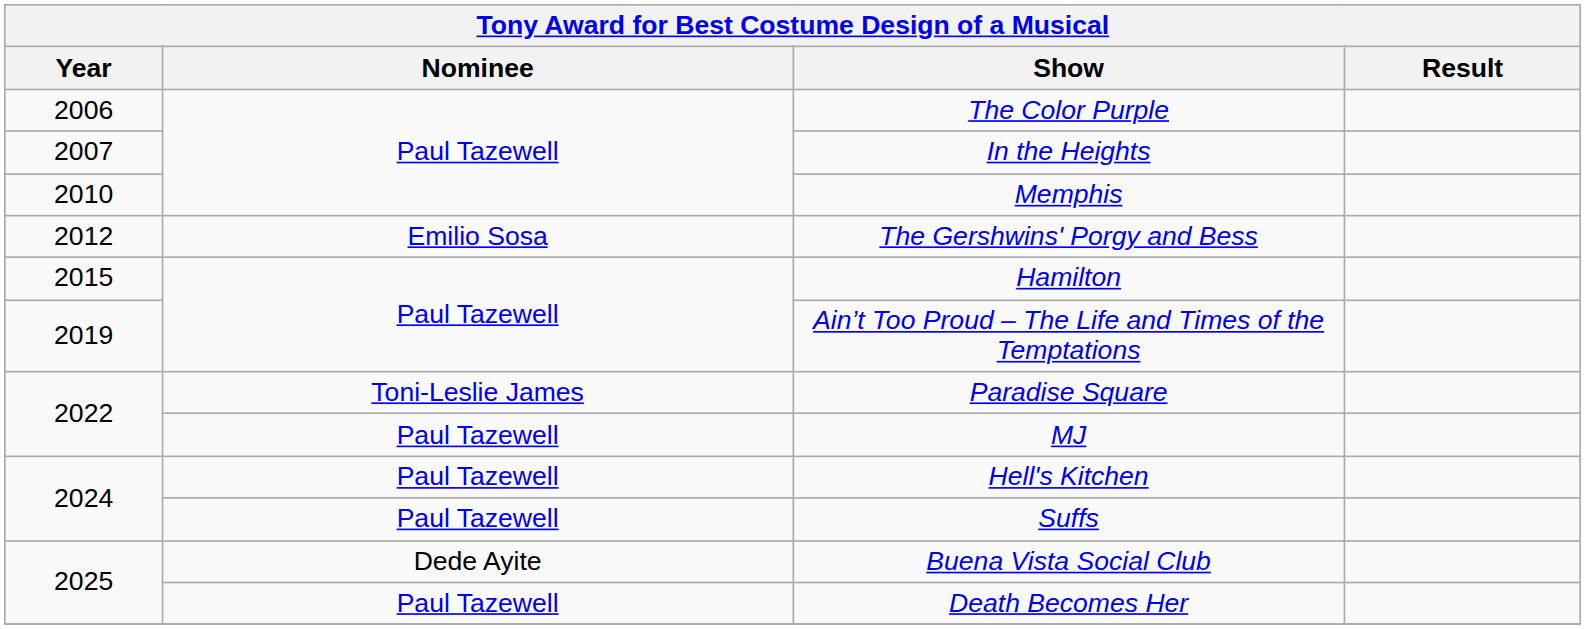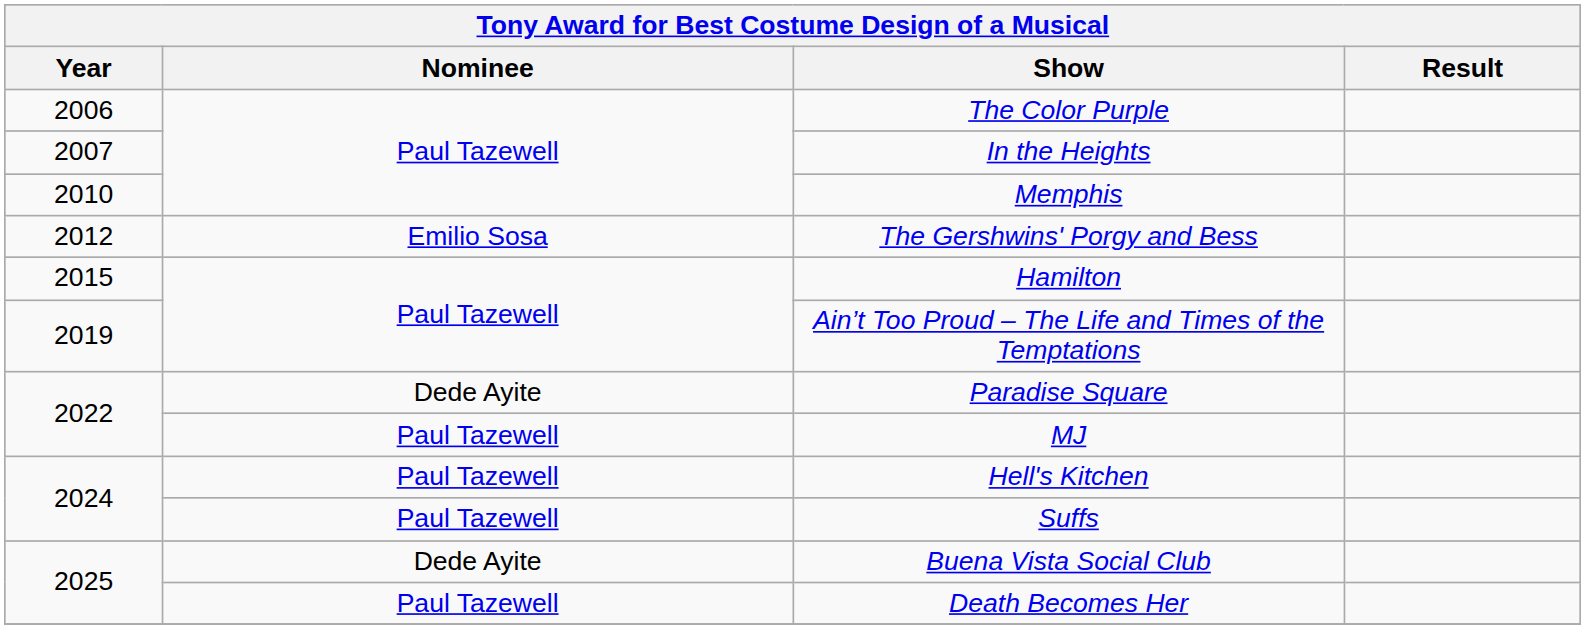(478, 392) Toni-Leslie James -> (478, 392) Dede Ayite
